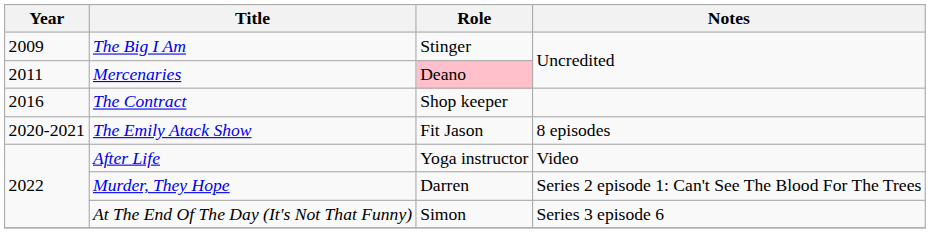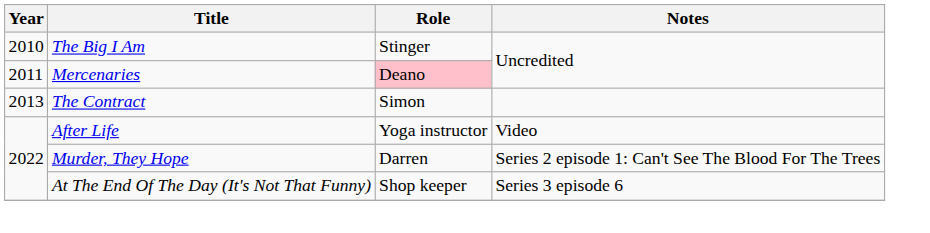(26, 46) 2009 -> (26, 46) 2010
(26, 102) 2016 -> (26, 102) 2013
(464, 102) Shop keeper -> (402, 102) Simon
- row: (172, 130)
(443, 213) Simon -> (423, 185) Shop keeper
